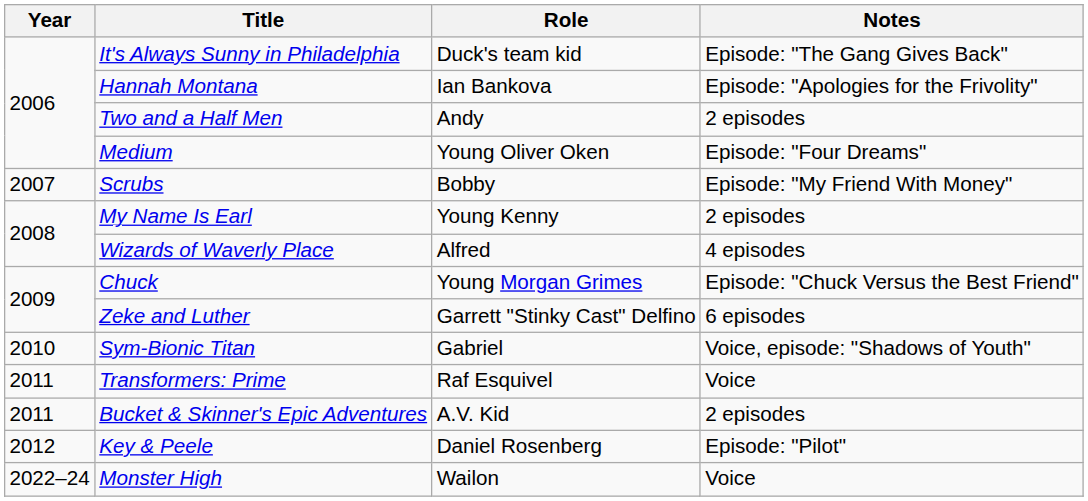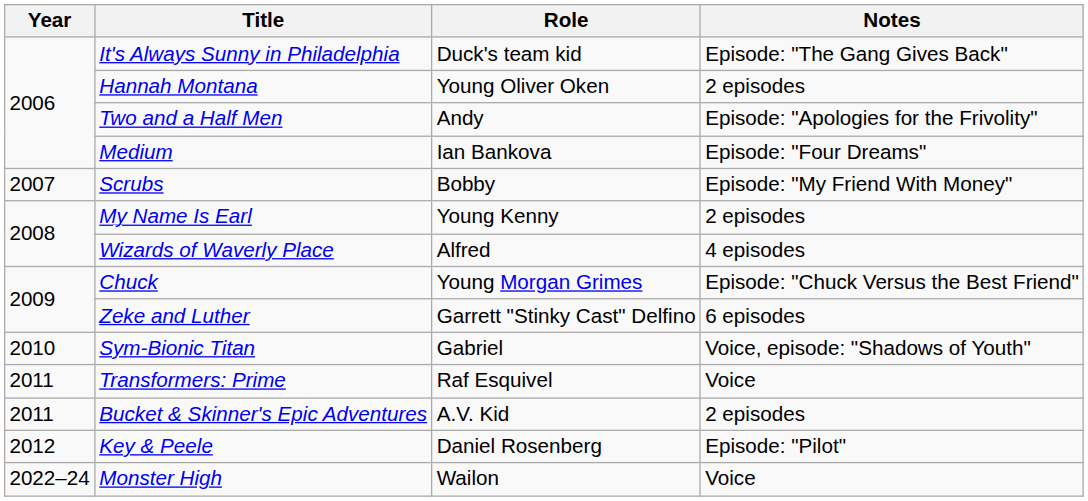(494, 86) Ian Bankova -> (523, 86) Young Oliver Oken
(871, 86) Episode: "Apologies for the Frivolity" -> (755, 86) 2 episodes
(755, 119) 2 episodes -> (871, 119) Episode: "Apologies for the Frivolity"
(523, 151) Young Oliver Oken -> (494, 151) Ian Bankova
